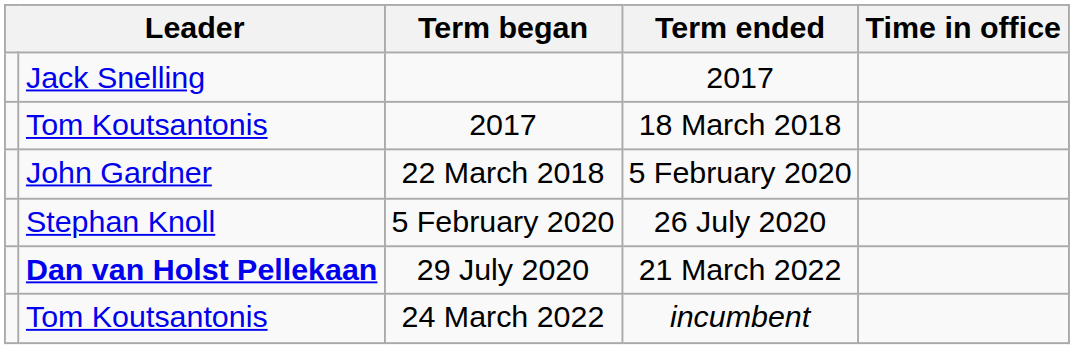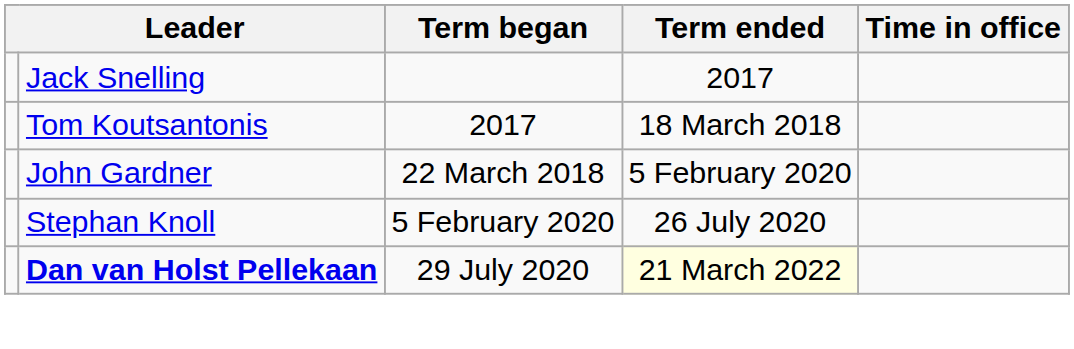(740, 269) no background -> (740, 269) lightyellow background
- row: (503, 317)
